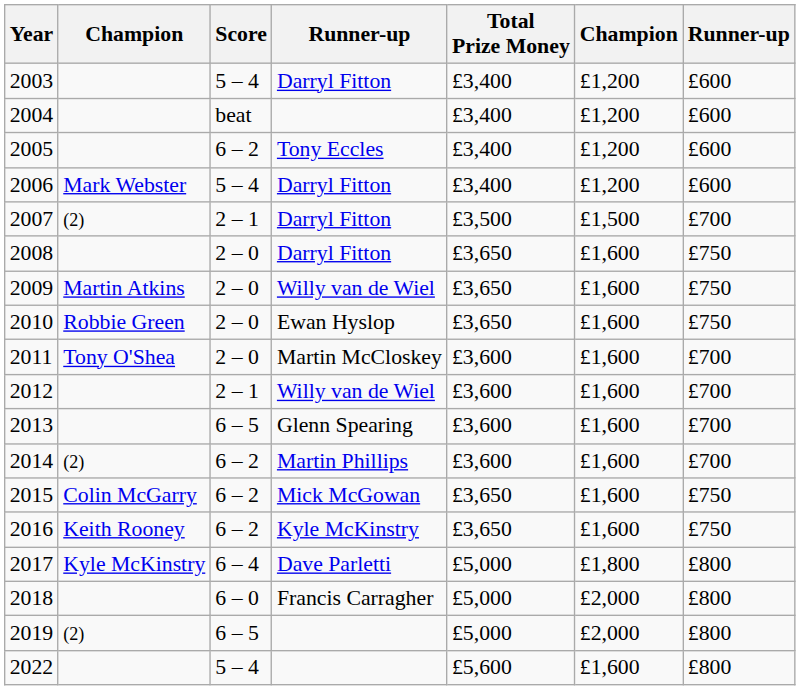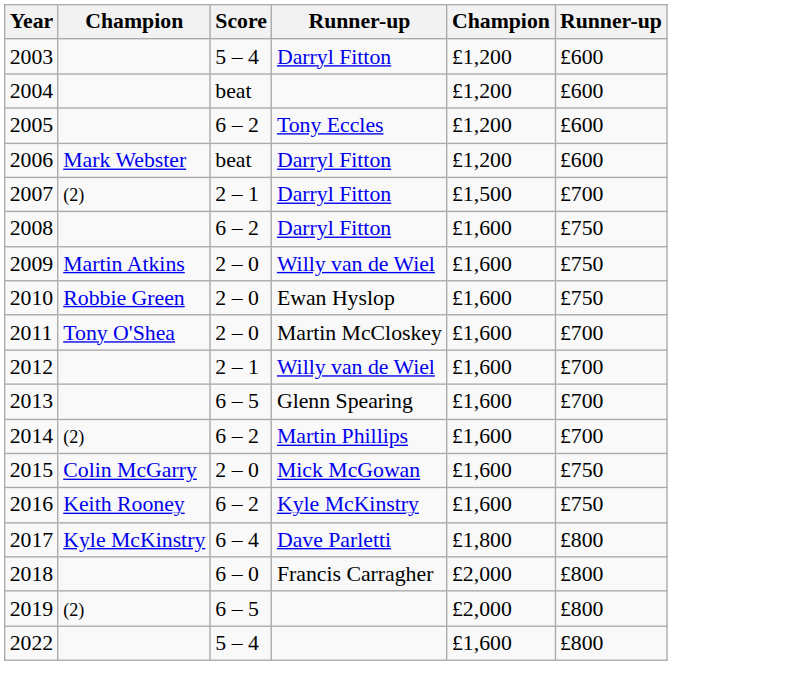- column: (511, 33)
(237, 184) 5 – 4 -> (233, 159) beat
(237, 253) 2 – 0 -> (237, 228) 6 – 2
(237, 494) 6 – 2 -> (237, 470) 2 – 0
